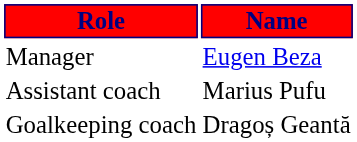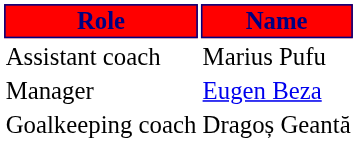rows swapped: (50, 56) <-> (83, 90)
